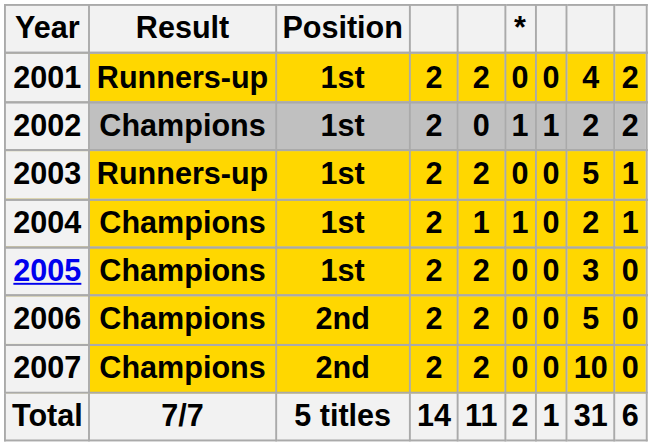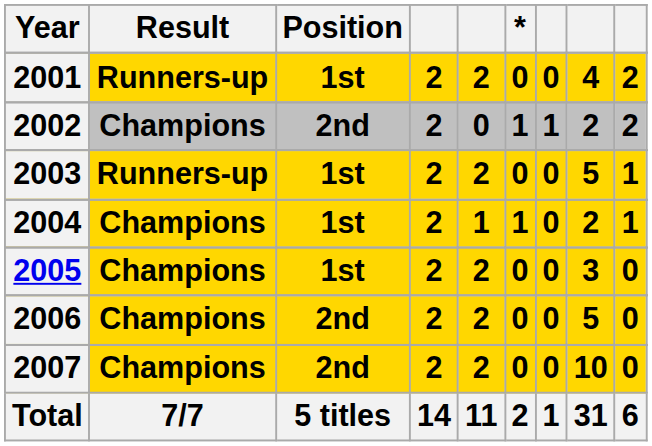(343, 125) 1st -> (343, 125) 2nd
